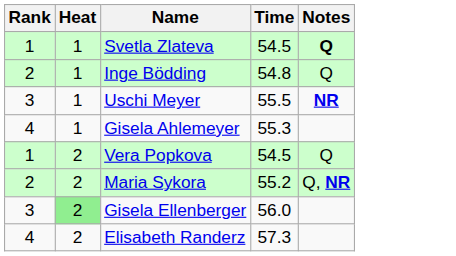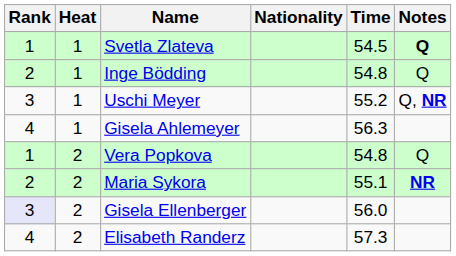+ column: (298, 18)
(274, 100) 55.5 -> (371, 100) 55.2
(326, 100) NR -> (423, 100) Q, NR
(274, 127) 55.3 -> (371, 127) 56.3
(274, 155) 54.5 -> (371, 155) 54.8
(274, 182) 55.2 -> (371, 182) 55.1
(326, 182) Q, NR -> (423, 182) NR
(30, 210) no background -> (30, 210) lavender background
(77, 210) lightgreen background -> (77, 210) no background
